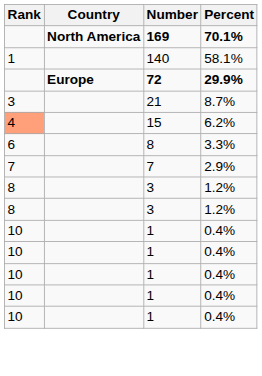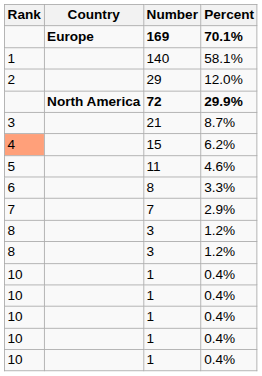(94, 36) North America -> (71, 36) Europe
+ row: (154, 79)
(71, 79) Europe -> (94, 101) North America
+ row: (154, 166)
